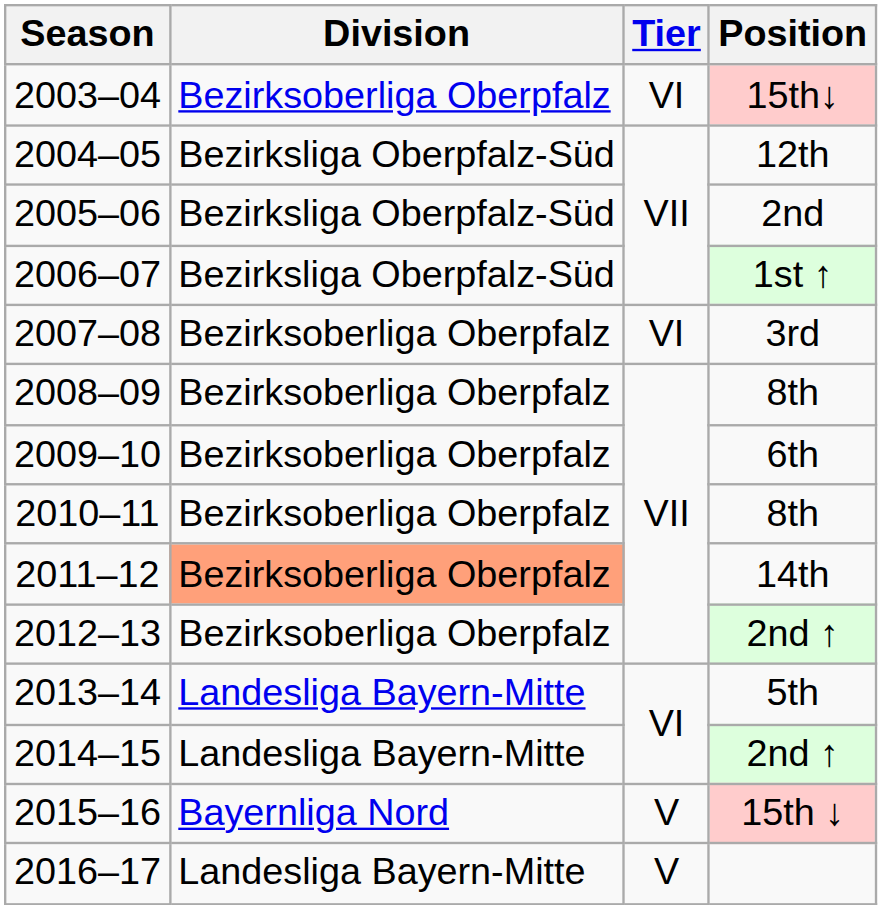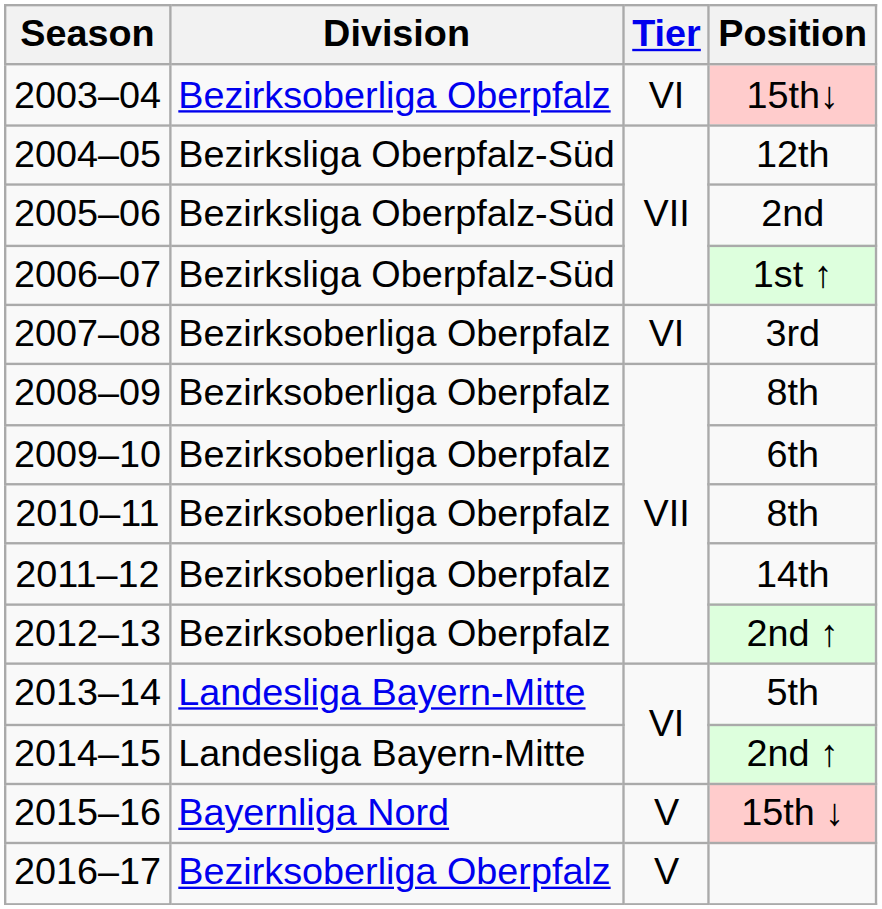(394, 573) lightsalmon background -> (394, 573) no background
(382, 872) Landesliga Bayern-Mitte -> (394, 872) Bezirksoberliga Oberpfalz
